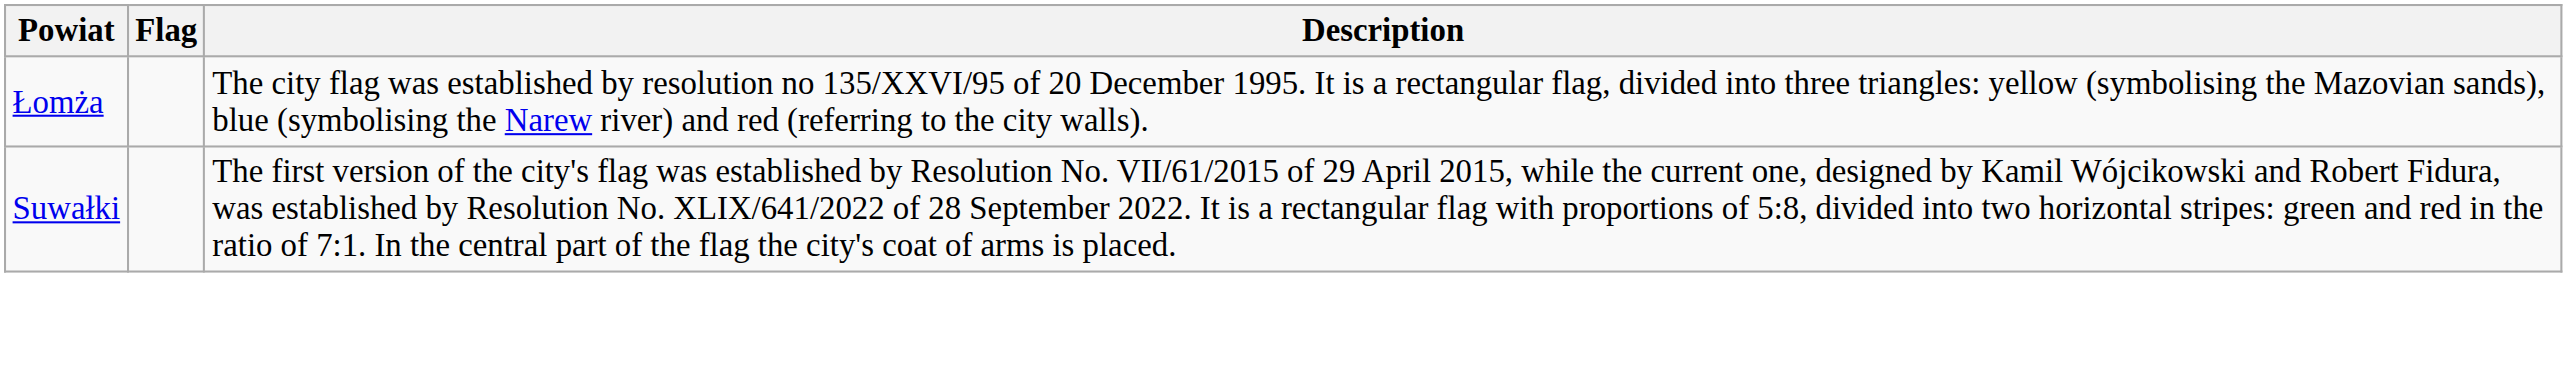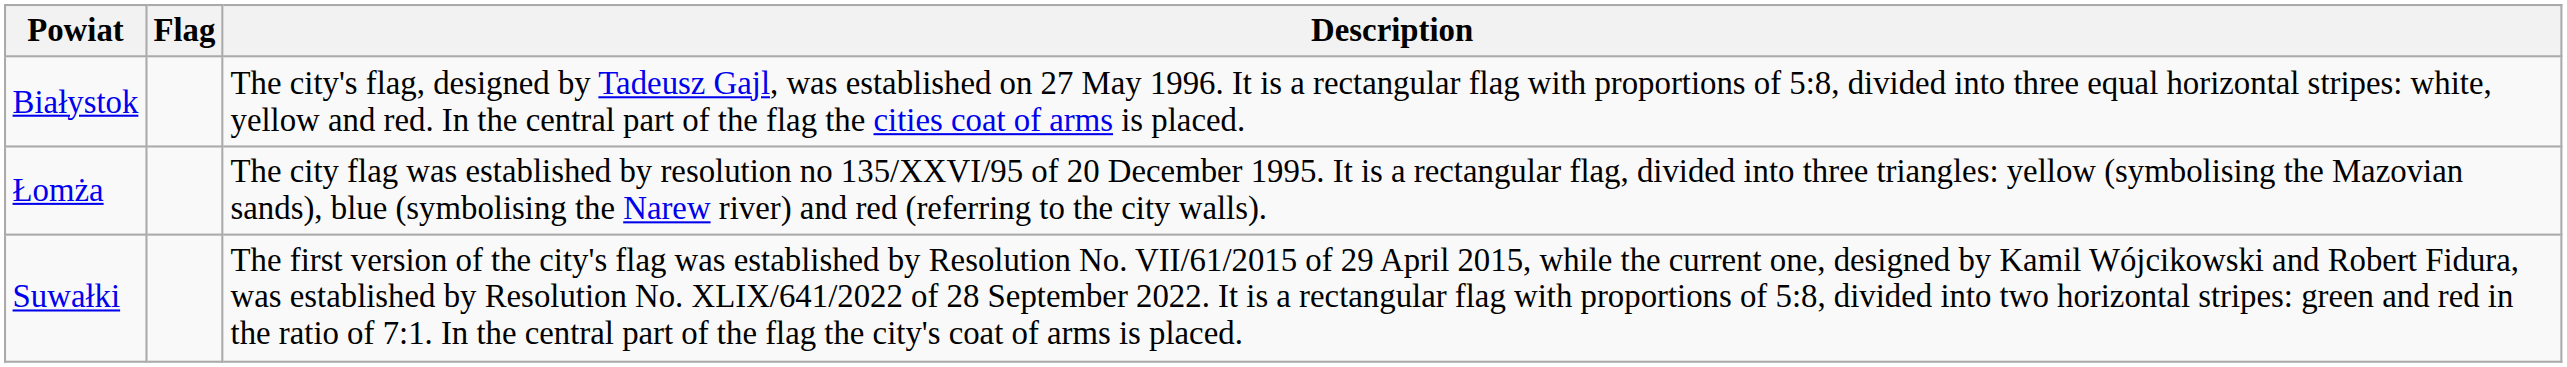+ row: (75, 100)
